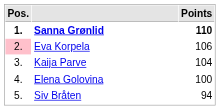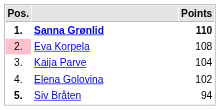(204, 47) 106 -> (204, 47) 108
(204, 79) 100 -> (204, 79) 102
(18, 96) normal -> (18, 96) bold
